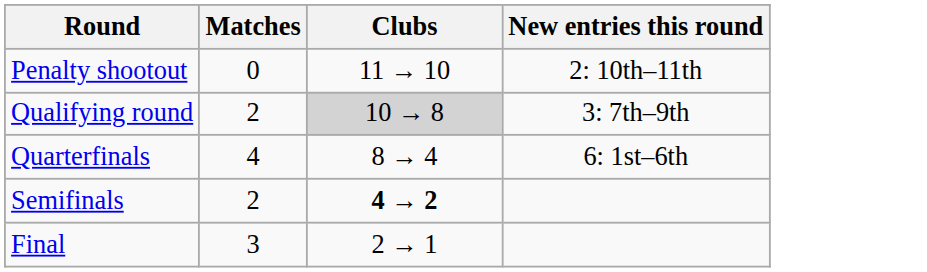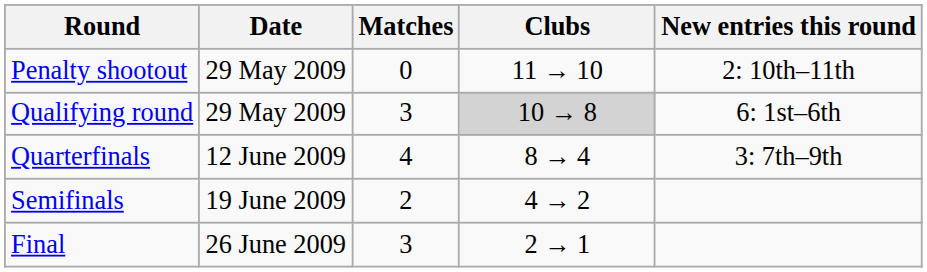+ column: (276, 26)
(253, 113) 2 -> (406, 113) 3
(636, 113) 3: 7th–9th -> (789, 113) 6: 1st–6th
(636, 157) 6: 1st–6th -> (789, 157) 3: 7th–9th
(404, 200) bold -> (557, 200) normal
